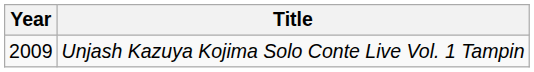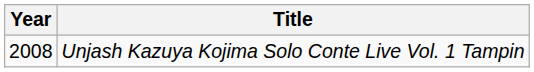(31, 50) 2009 -> (31, 50) 2008
